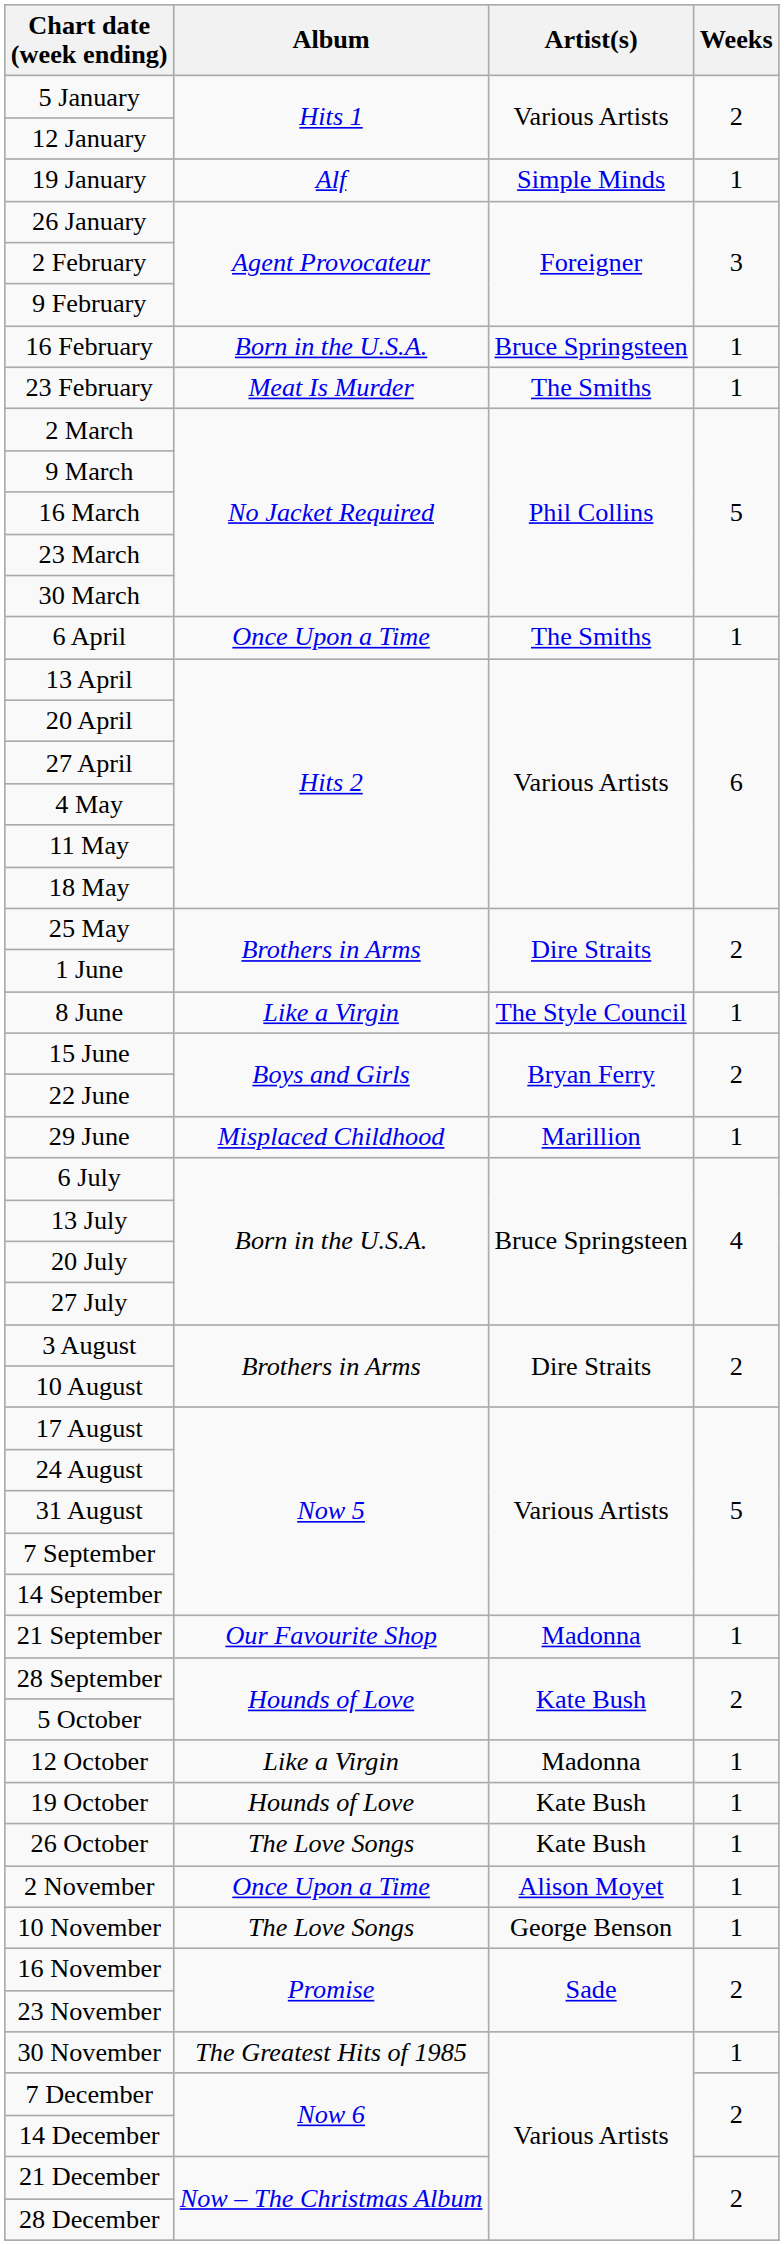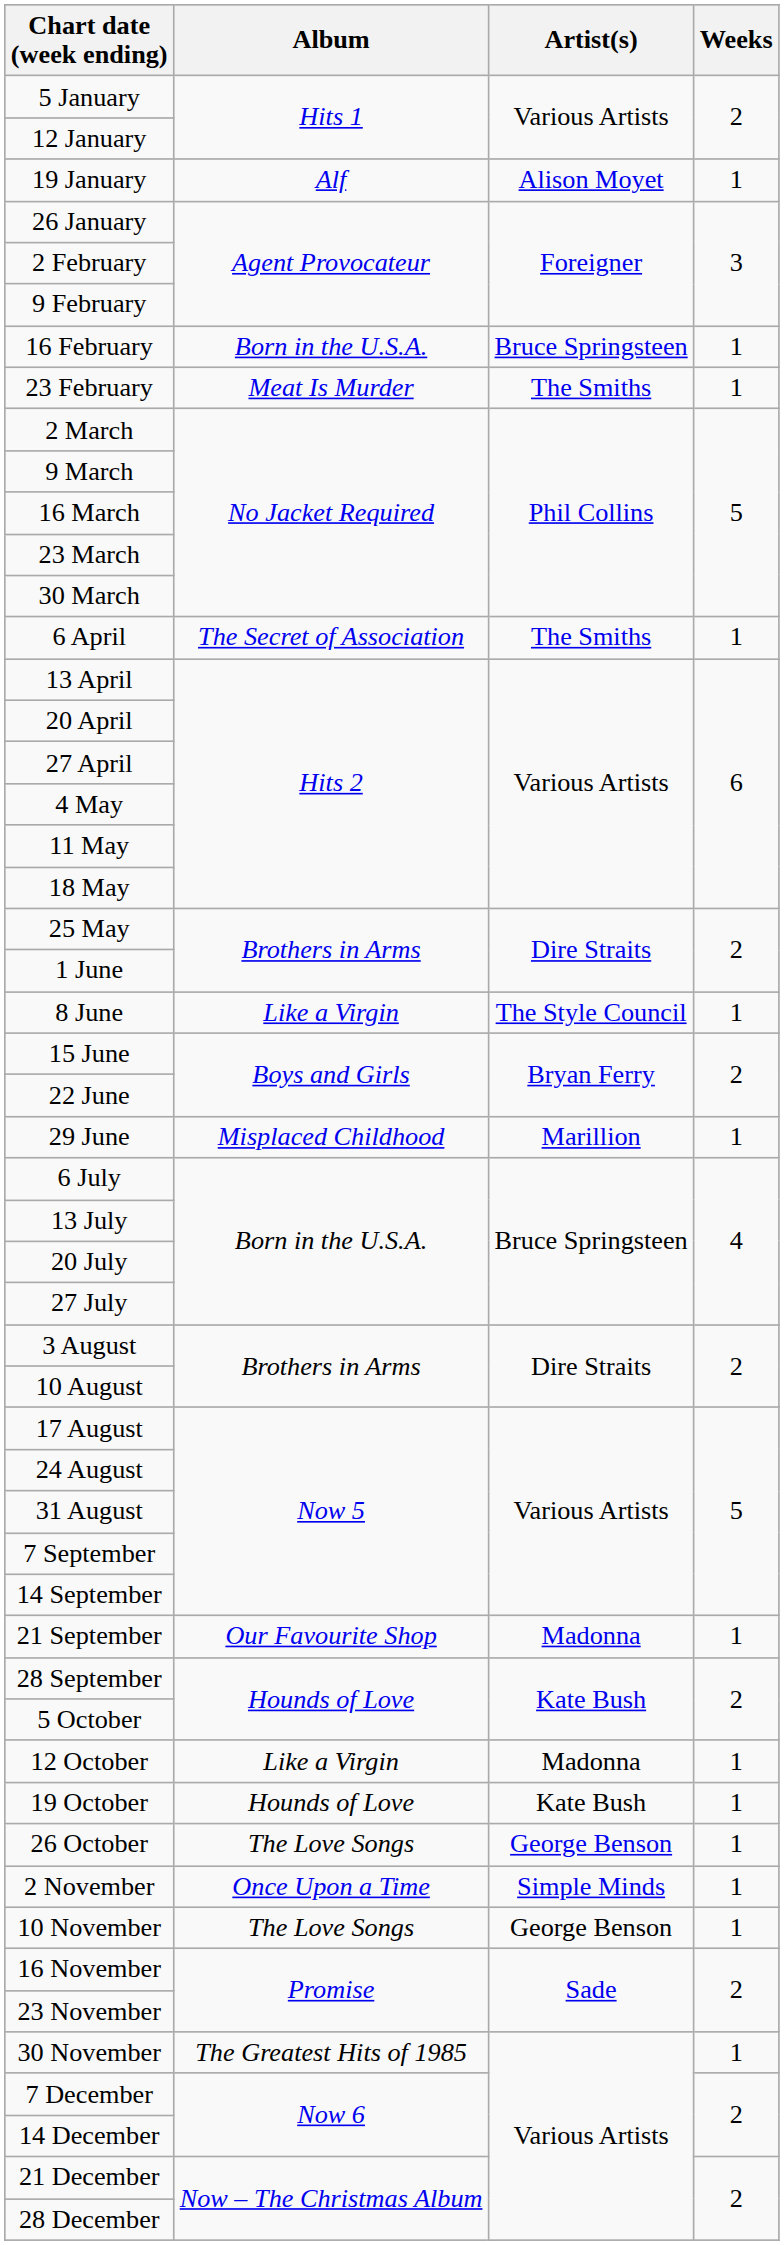(591, 179) Simple Minds -> (591, 179) Alison Moyet
(331, 637) Once Upon a Time -> (331, 637) The Secret of Association
(591, 1844) Kate Bush -> (591, 1844) George Benson
(591, 1885) Alison Moyet -> (591, 1885) Simple Minds
